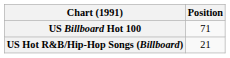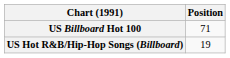(205, 45) 21 -> (205, 45) 19
